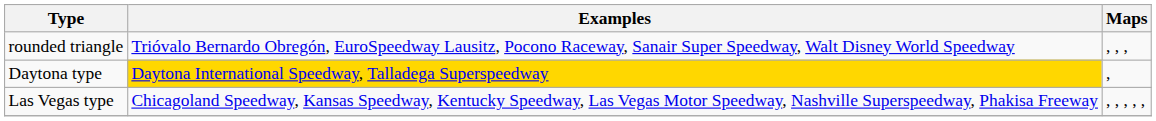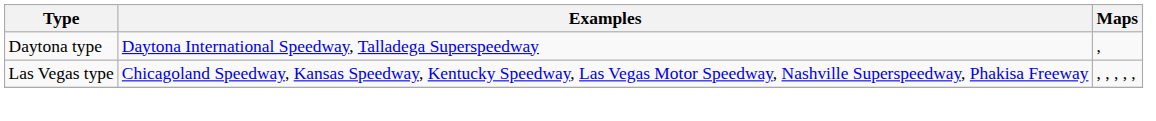- row: (66, 45)
(340, 73) gold background -> (330, 45) no background
